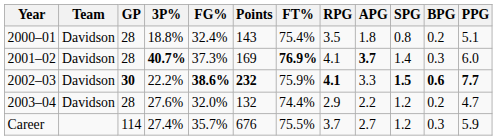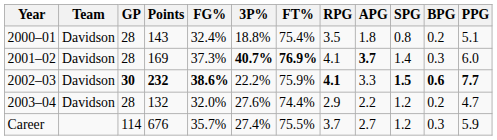columns swapped: (254, 15) <-> (167, 15)
